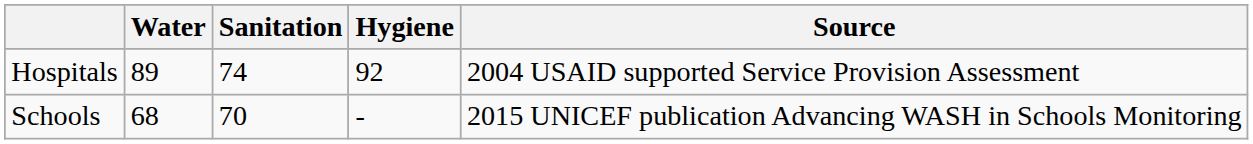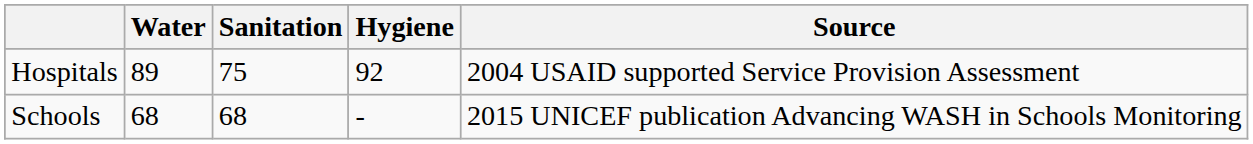(233, 71) 74 -> (233, 71) 75
(233, 116) 70 -> (233, 116) 68
